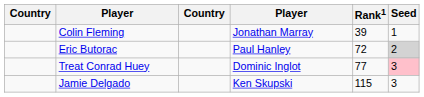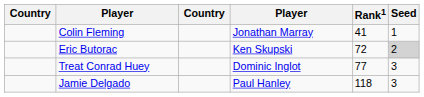(361, 32) 39 -> (361, 32) 41
(262, 49) Paul Hanley -> (262, 49) Ken Skupski
(394, 66) pink background -> (394, 66) no background
(262, 83) Ken Skupski -> (262, 83) Paul Hanley
(363, 83) 115 -> (363, 83) 118
